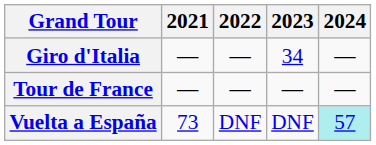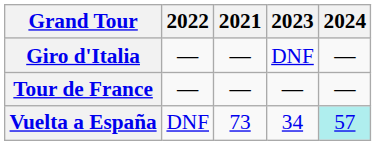columns swapped: (188, 21) <-> (240, 21)
(292, 55) 34 -> (292, 55) DNF
(292, 122) DNF -> (292, 122) 34
